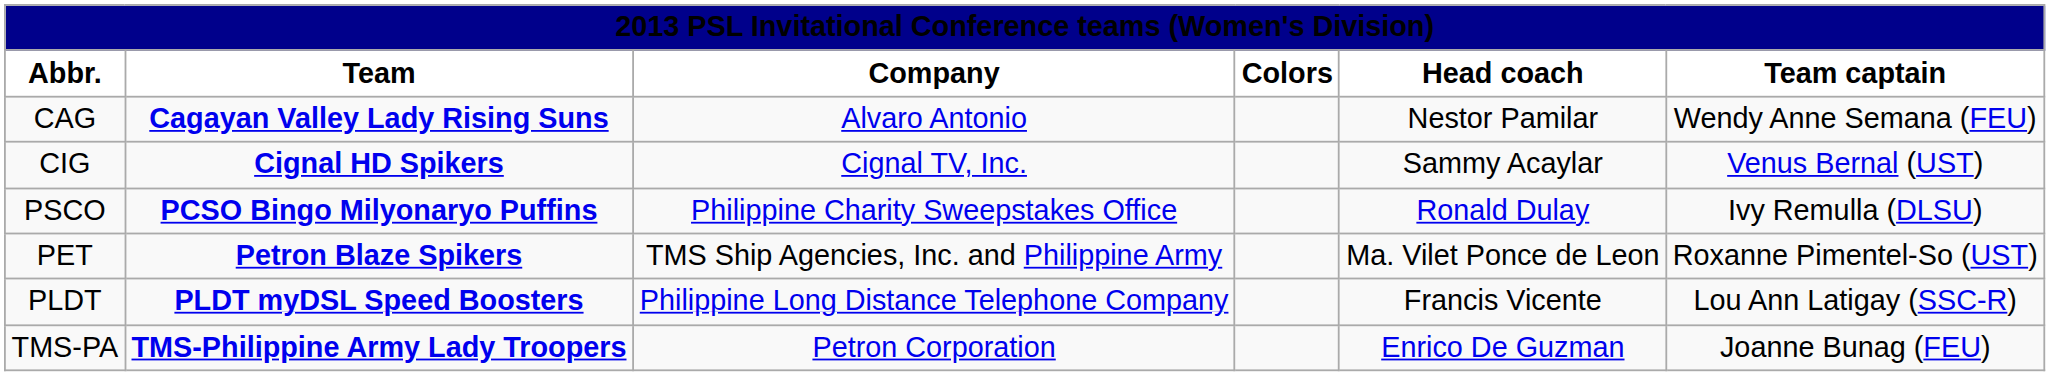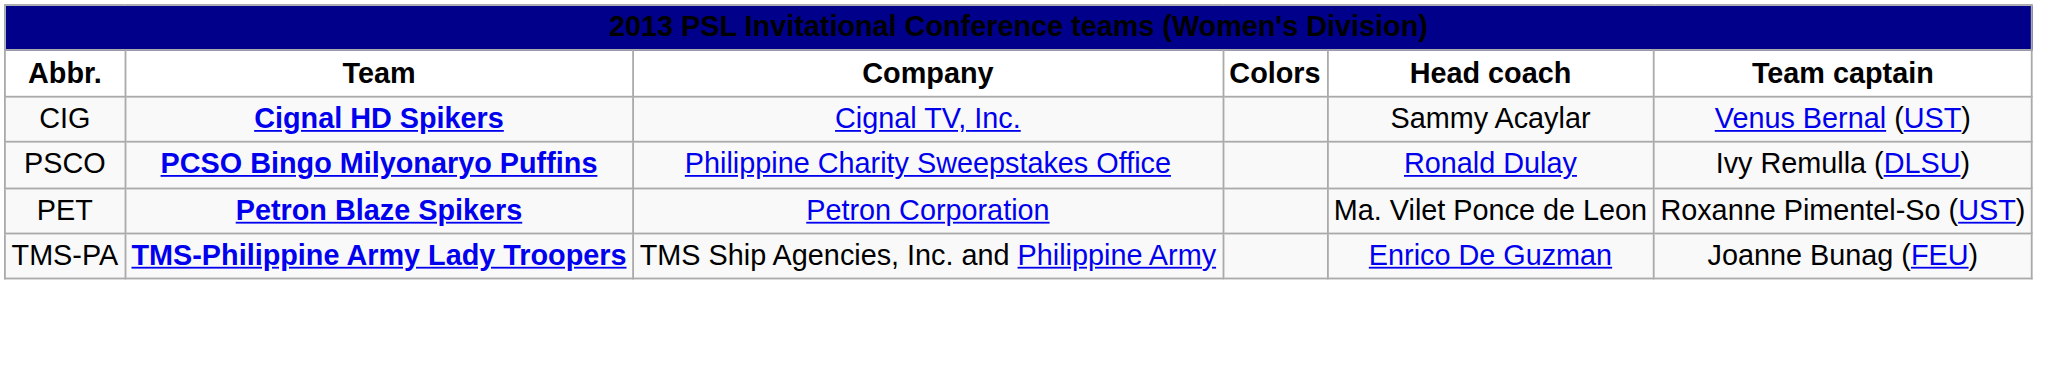- row: (65, 118)
(934, 255) TMS Ship Agencies, Inc. and Philippine Army -> (928, 210) Petron Corporation
- row: (65, 301)
(934, 347) Petron Corporation -> (928, 255) TMS Ship Agencies, Inc. and Philippine Army
